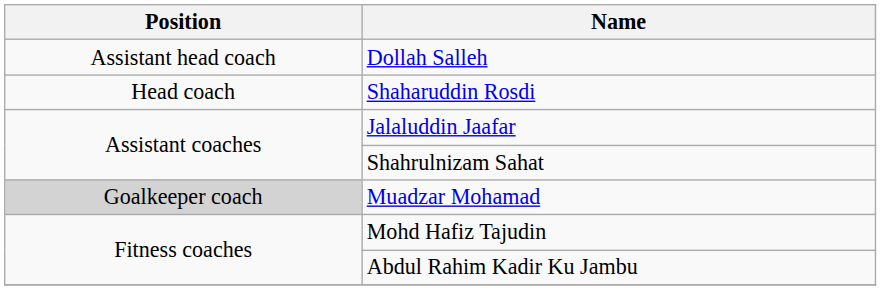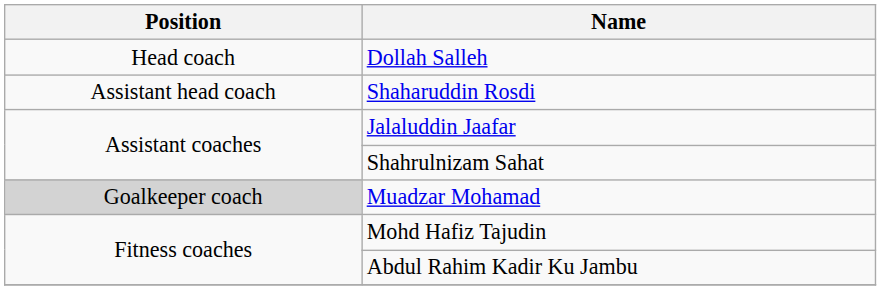(183, 57) Assistant head coach -> (183, 57) Head coach
(183, 92) Head coach -> (183, 92) Assistant head coach
